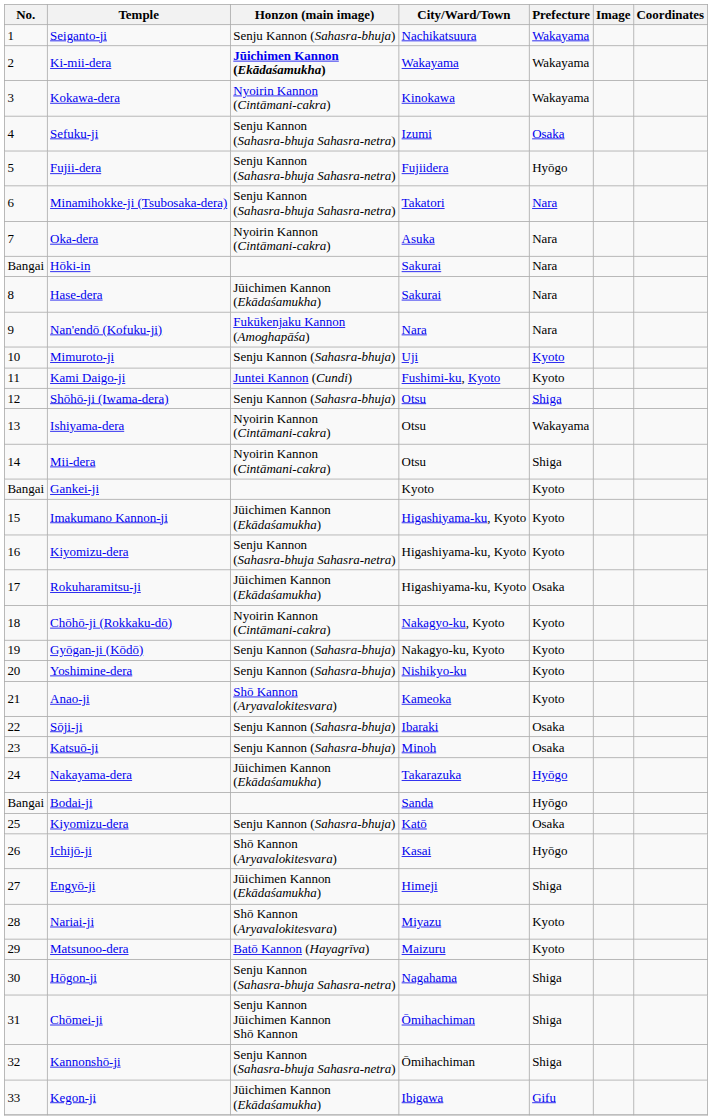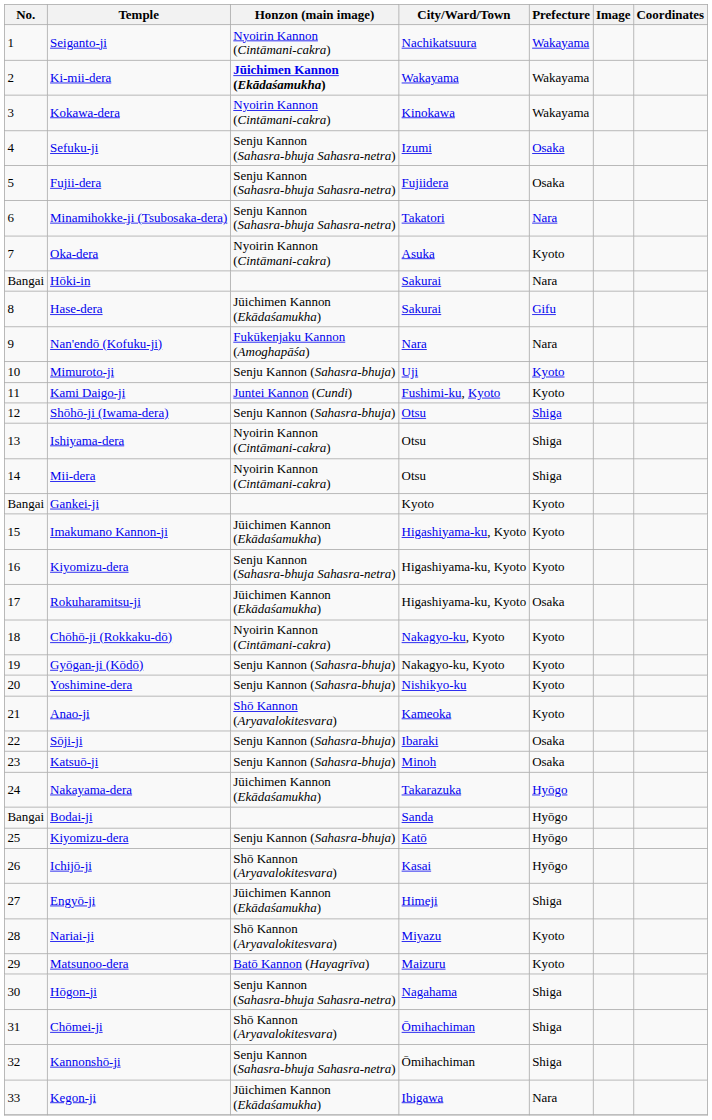(314, 35) Senju Kannon (Sahasra-bhuja) -> (282, 42) Nyoirin Kannon (Cintāmani-cakra)
(550, 168) Hyōgo -> (548, 183) Osaka
(545, 238) Nara -> (548, 253) Kyoto
(545, 294) Nara -> (544, 309) Gifu
(561, 426) Wakayama -> (547, 441) Shiga
(548, 823) Osaka -> (550, 838) Hyōgo
(282, 1019) Senju Kannon Jūichimen Kannon Shō Kannon -> (285, 1027) Shō Kannon (Aryavalokitesvara)
(544, 1097) Gifu -> (545, 1097) Nara
